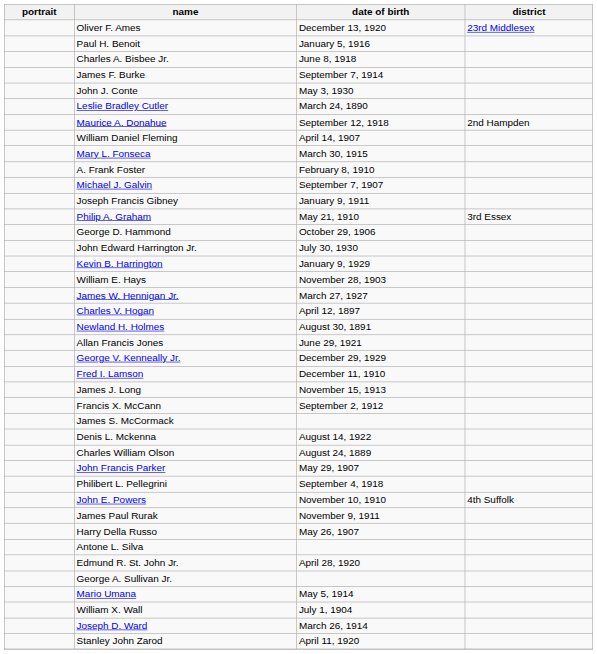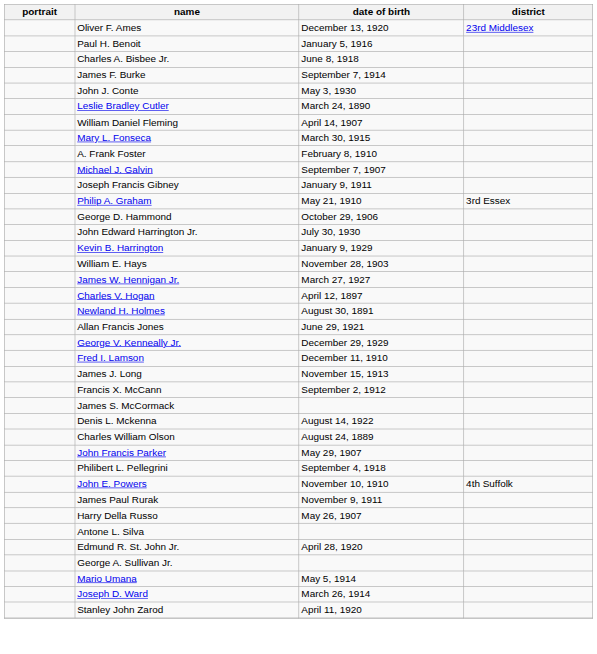- row: (122, 122)
- row: (109, 610)
